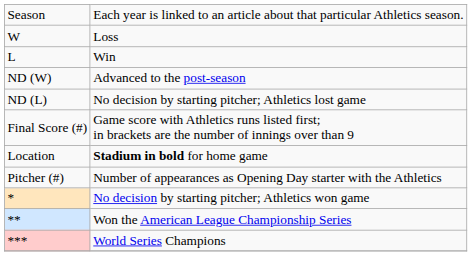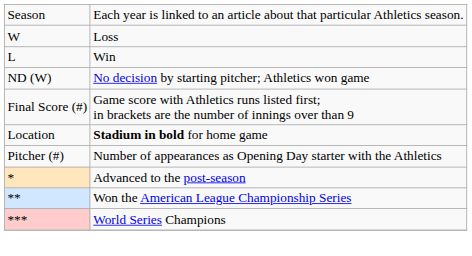(169, 78) Advanced to the post-season -> (231, 78) No decision by starting pitcher; Athletics won game
- row: (27, 99)
(231, 198) No decision by starting pitcher; Athletics won game -> (169, 177) Advanced to the post-season
